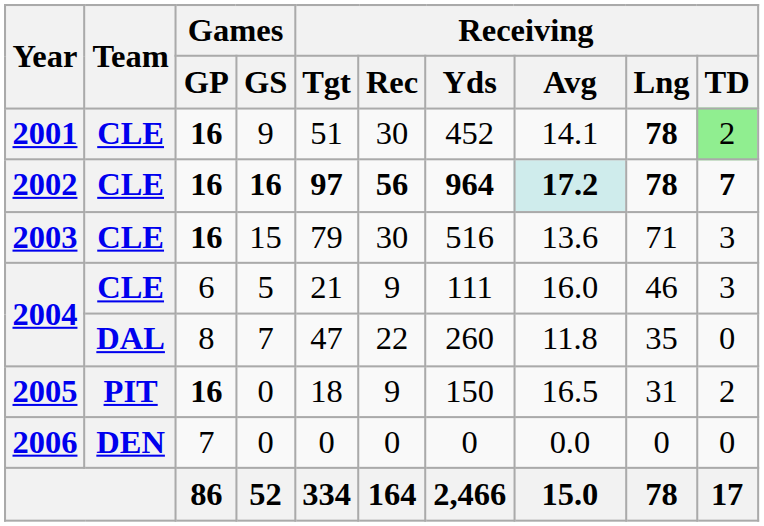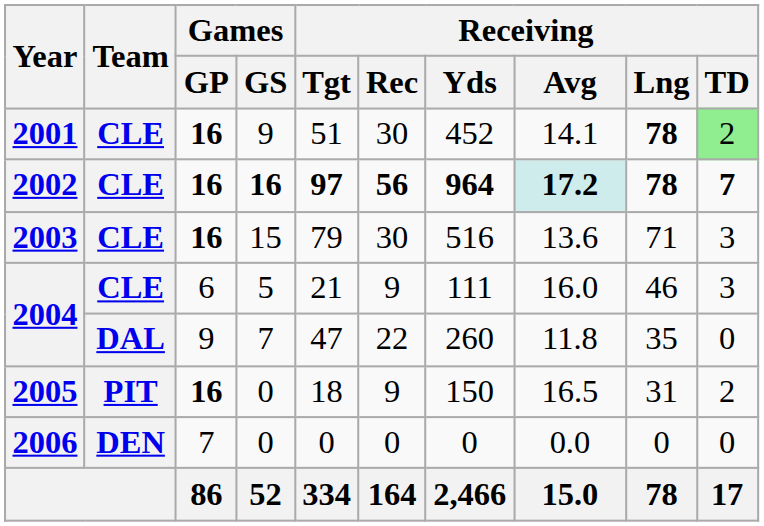(206, 339) 8 -> (206, 339) 9
